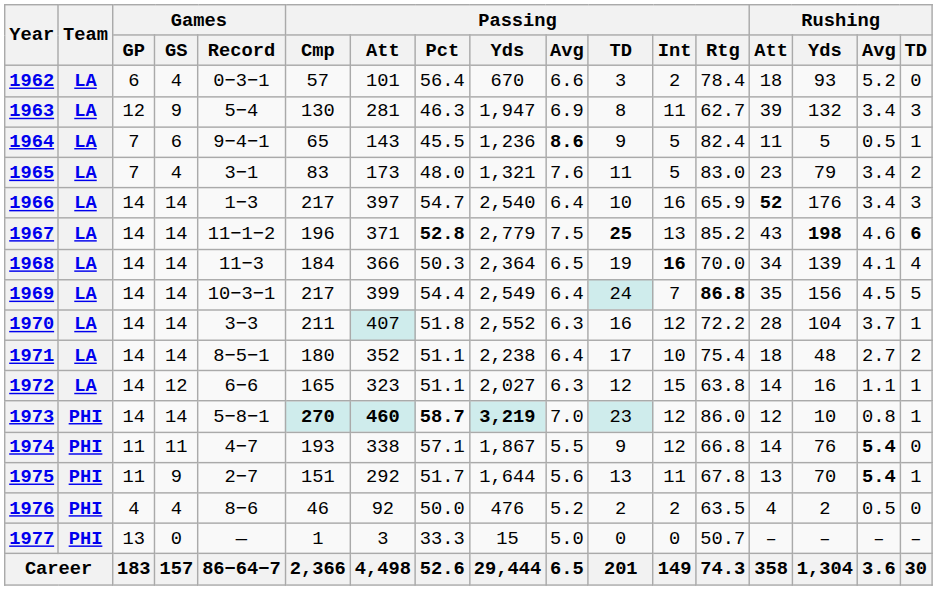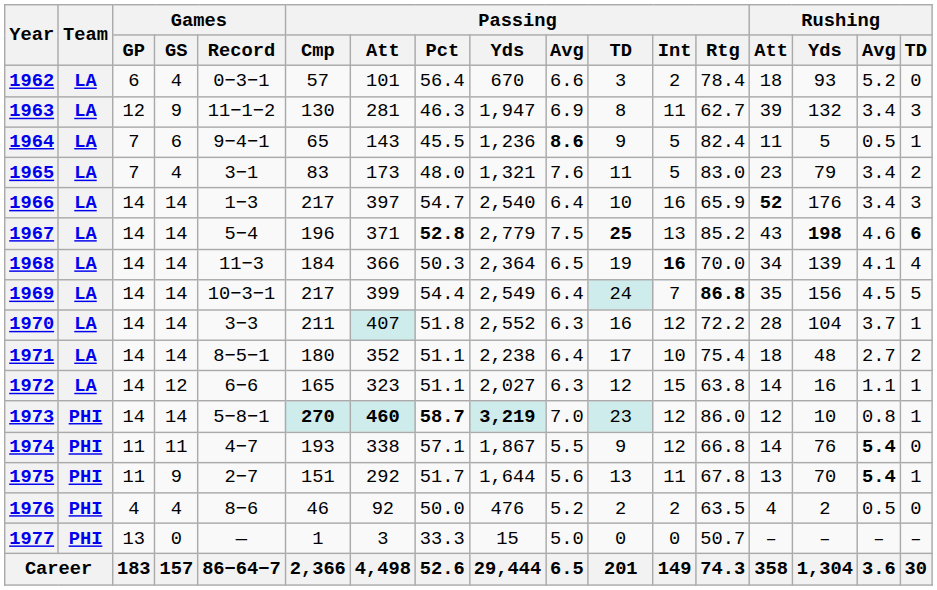(241, 112) 5−4 -> (241, 112) 11−1−2
(241, 234) 11−1−2 -> (241, 234) 5−4
